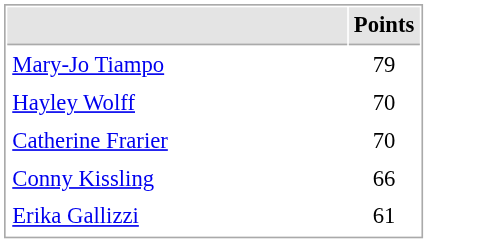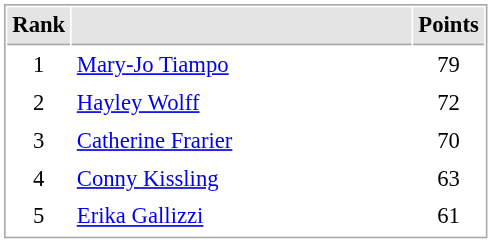+ column: (39, 25)
(384, 102) 70 -> (449, 102) 72
(384, 178) 66 -> (449, 178) 63
